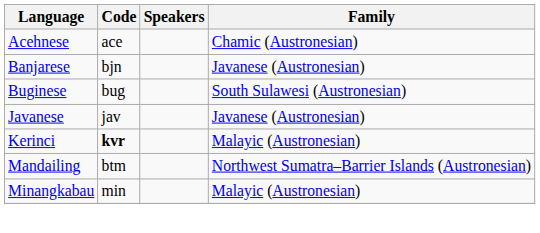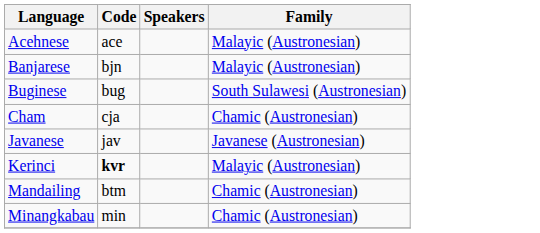(285, 41) Chamic (Austronesian) -> (286, 41) Malayic (Austronesian)
(288, 66) Javanese (Austronesian) -> (286, 66) Malayic (Austronesian)
+ row: (27, 116)
(371, 166) Northwest Sumatra–Barrier Islands (Austronesian) -> (285, 191) Chamic (Austronesian)
(286, 191) Malayic (Austronesian) -> (285, 215) Chamic (Austronesian)
